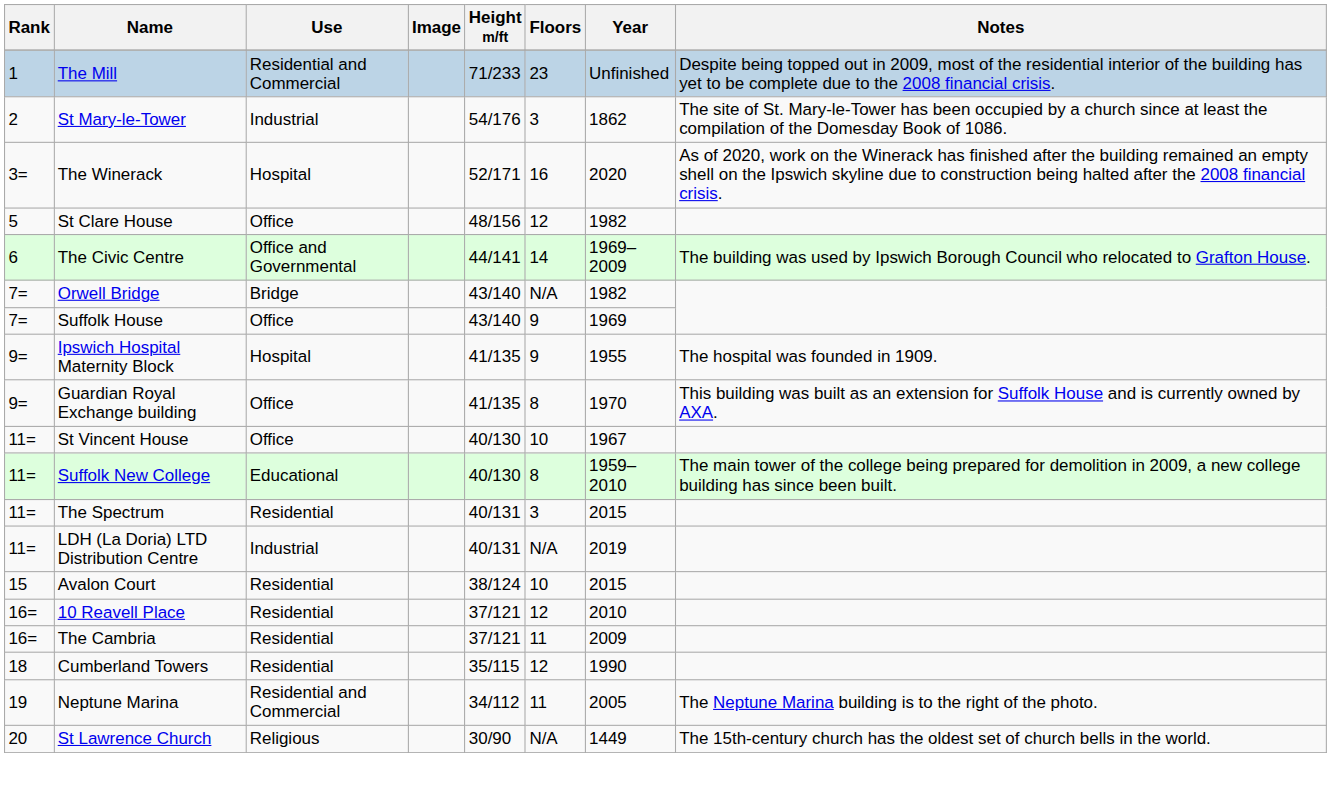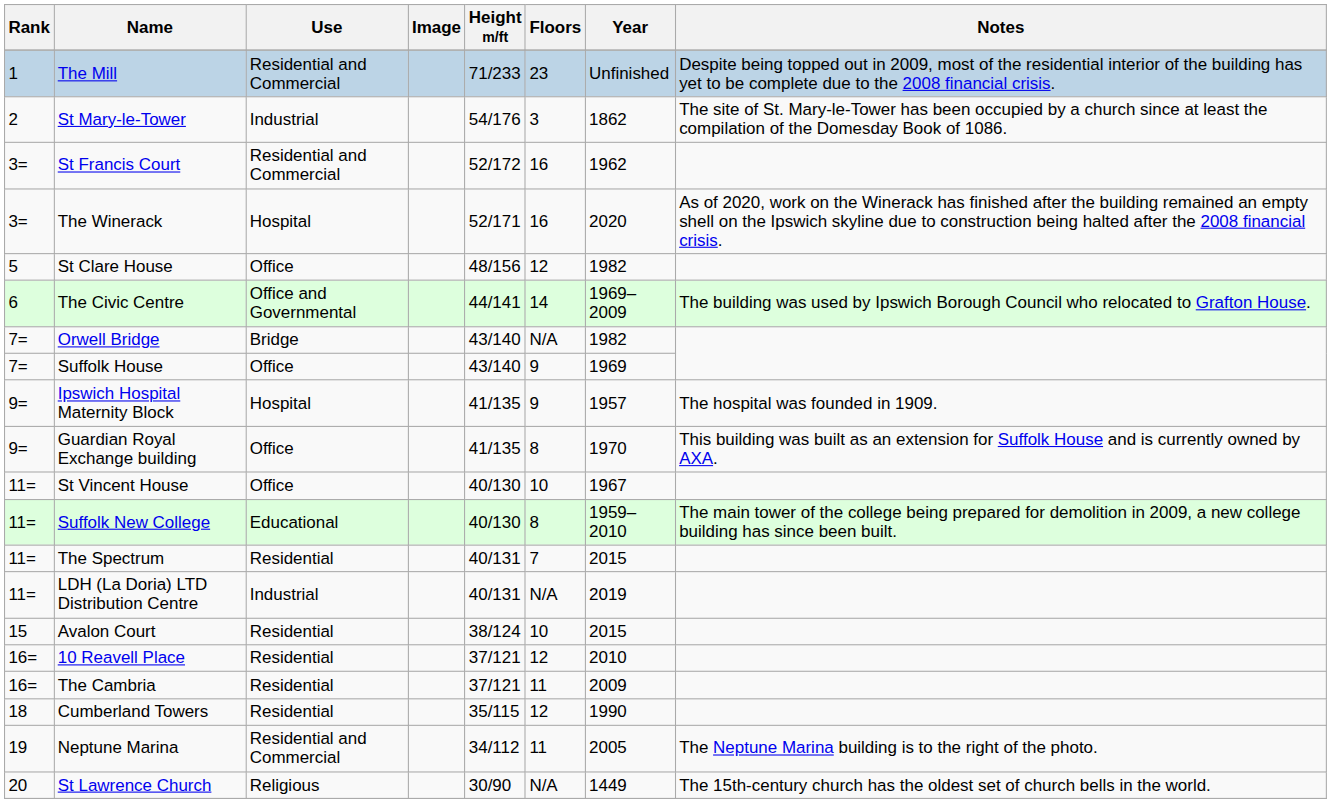+ row: (119, 165)
(608, 357) 1955 -> (608, 403) 1957
(534, 512) 3 -> (534, 558) 7
